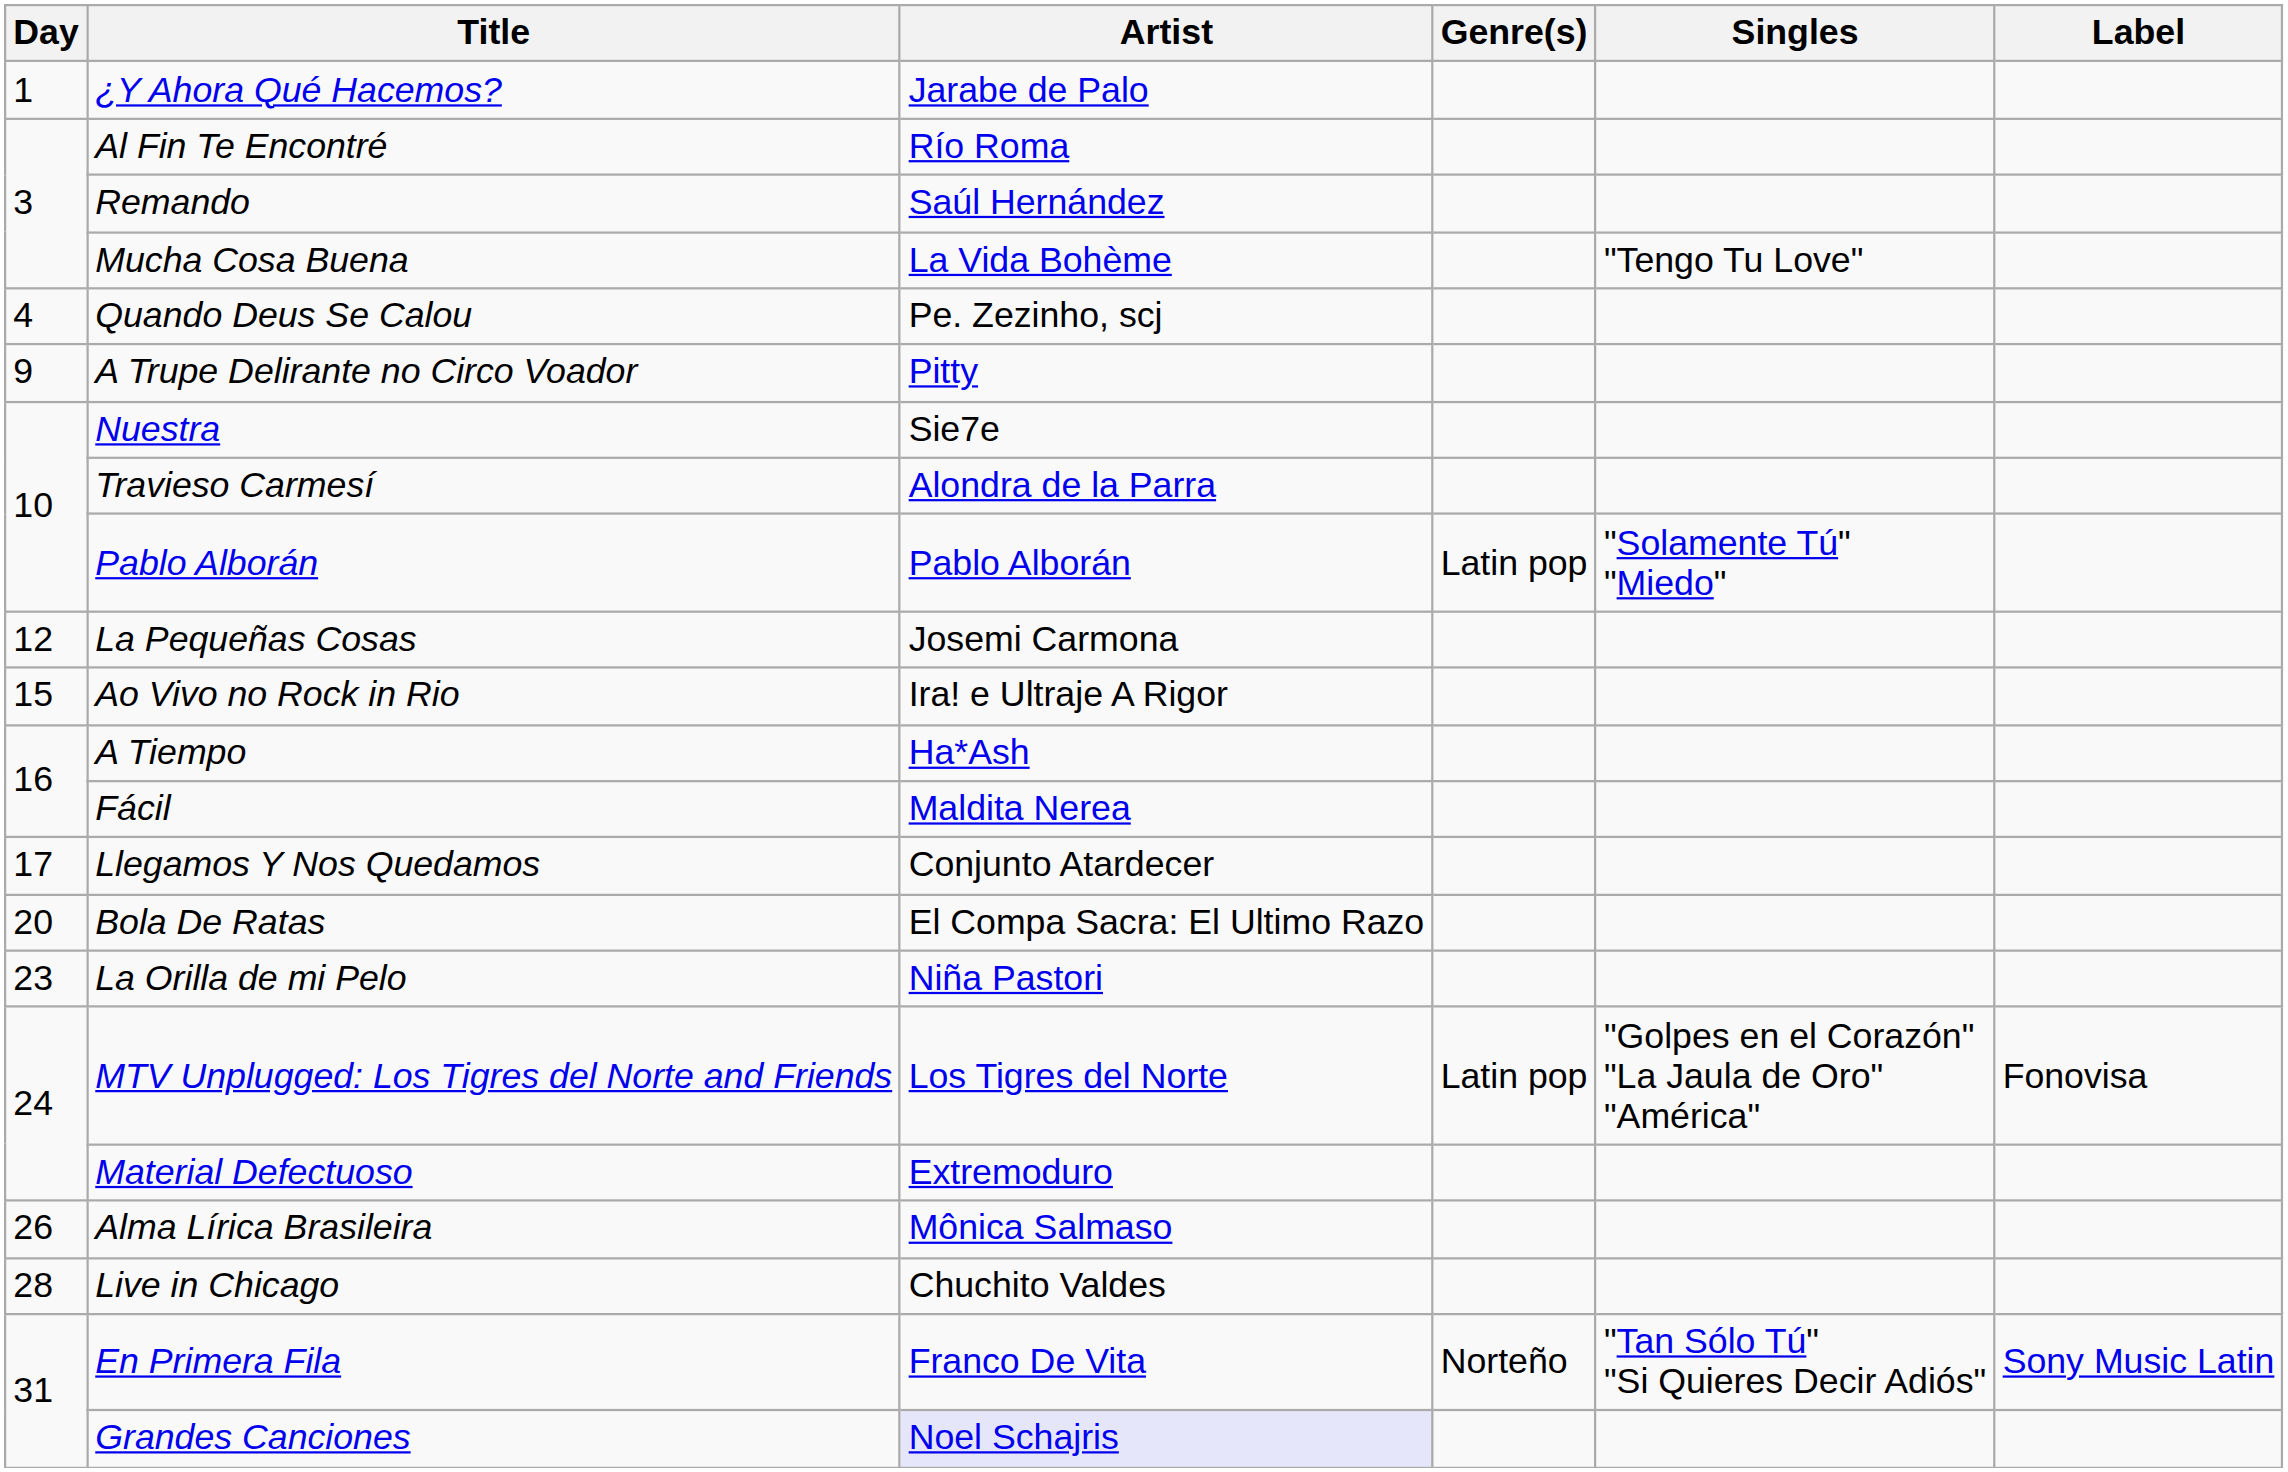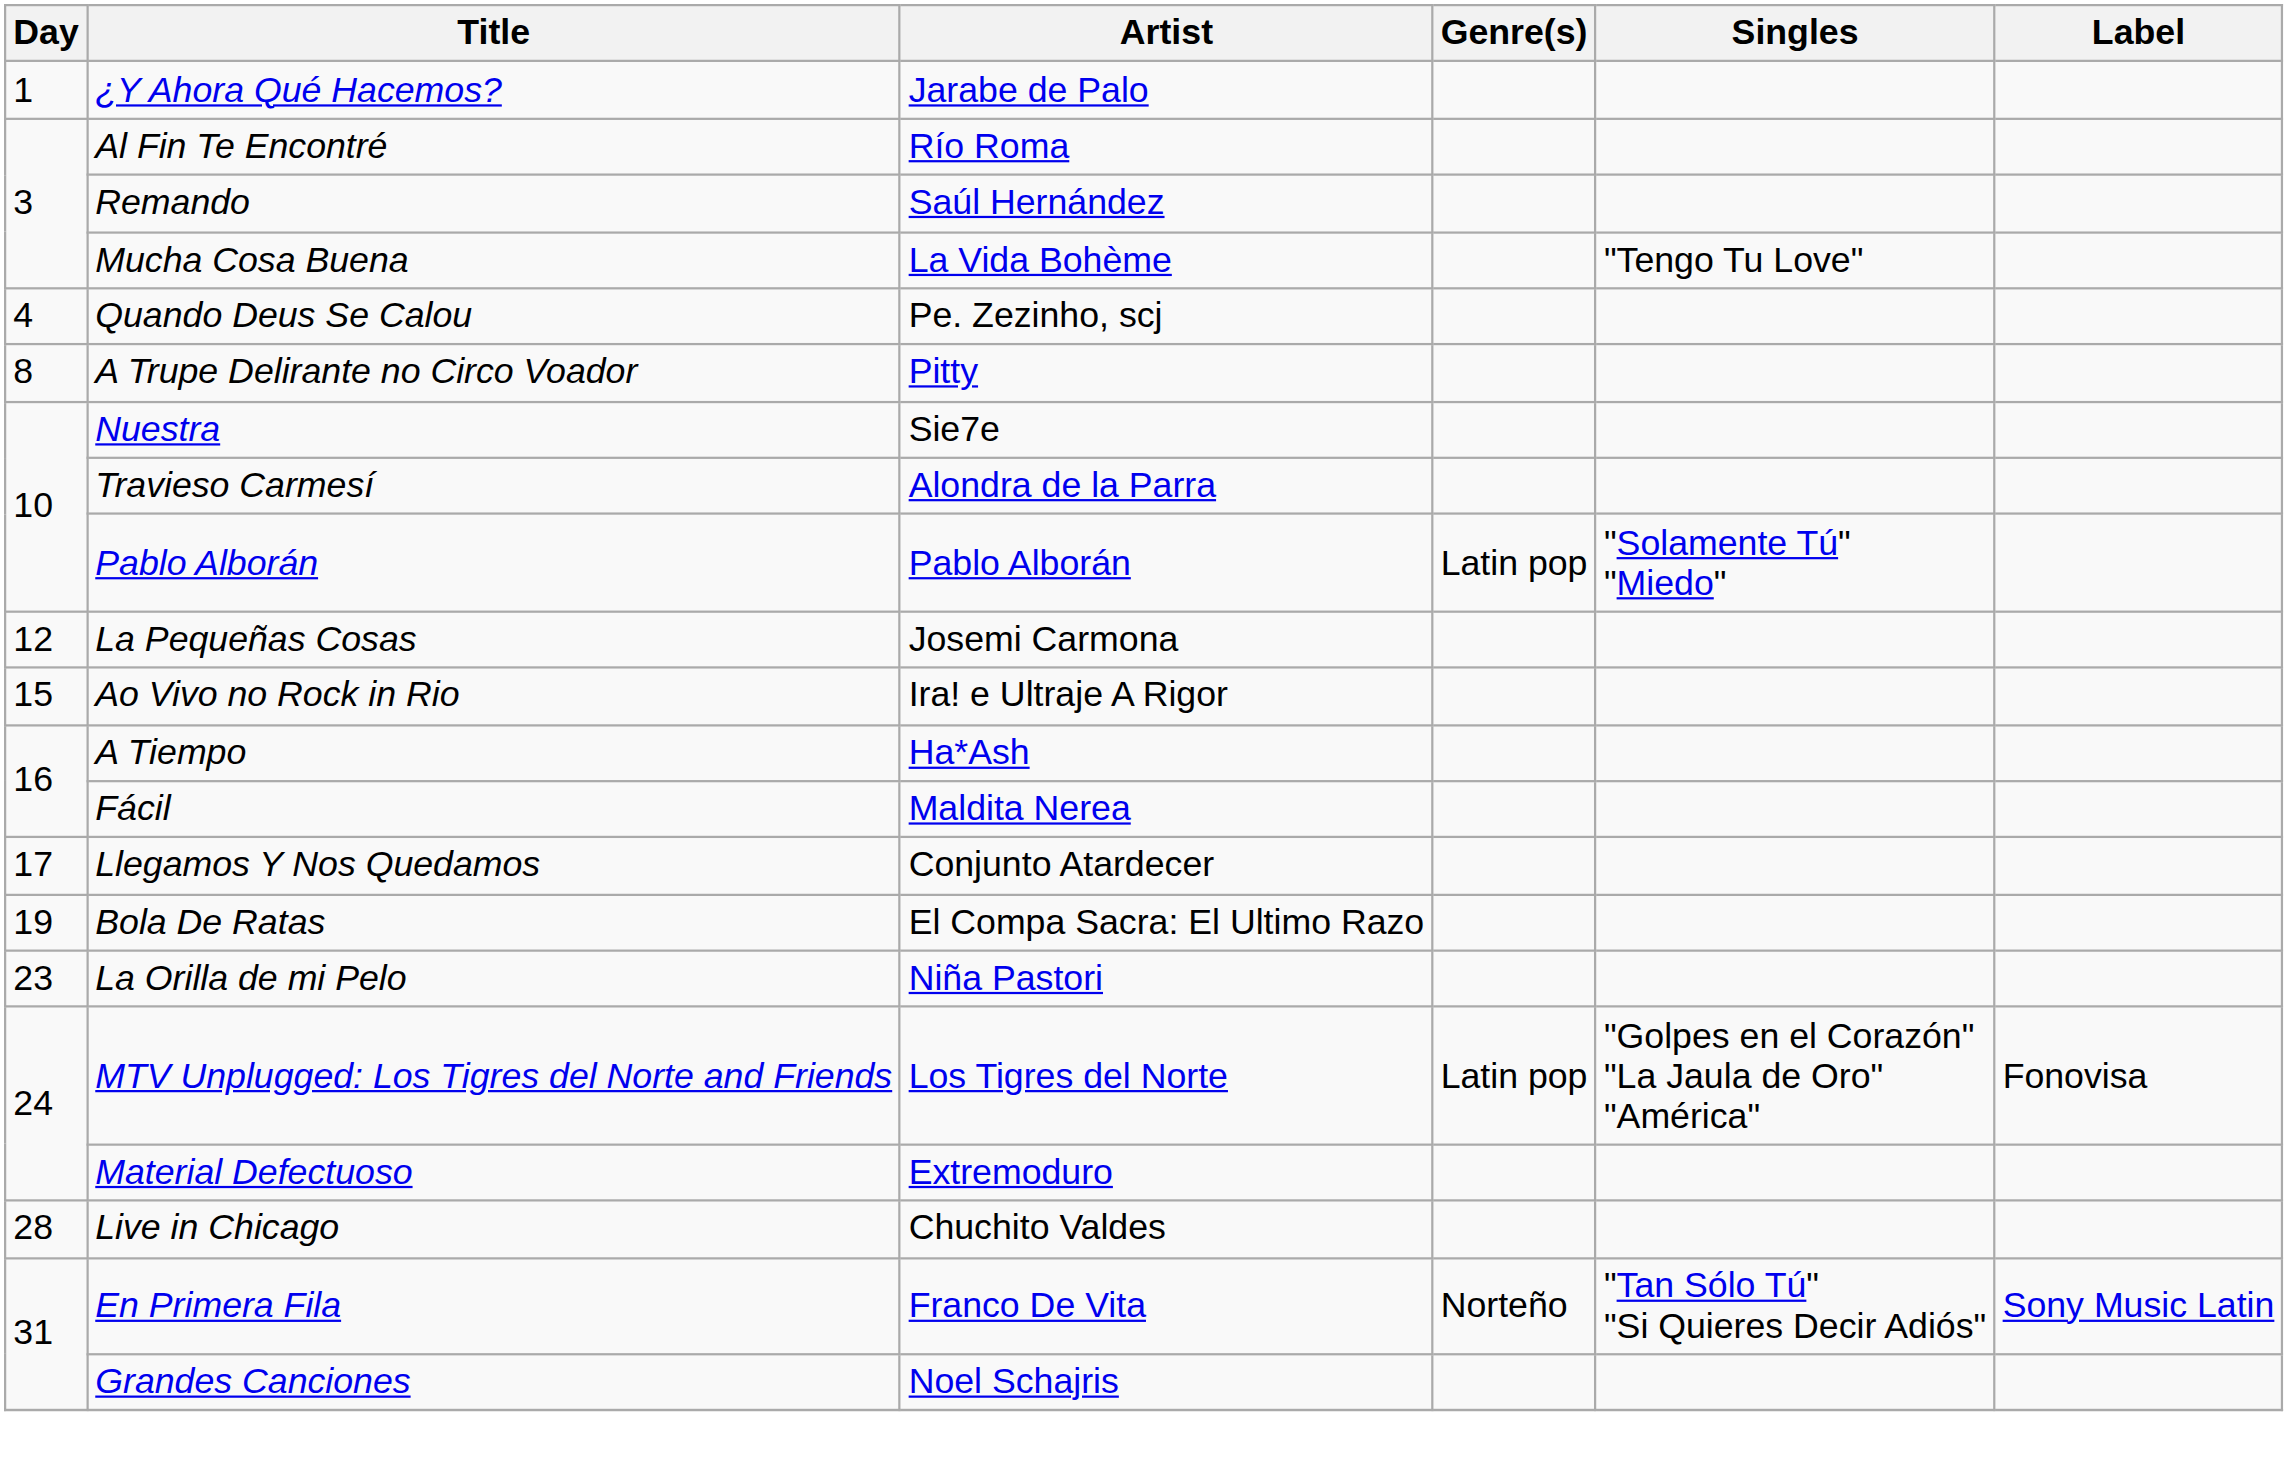(23, 372) 9 -> (23, 372) 8
(33, 921) 20 -> (33, 921) 19
- row: (264, 1228)
(1014, 1438) lavender background -> (1014, 1381) no background
